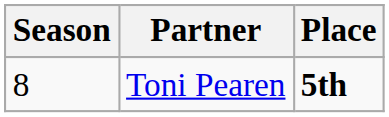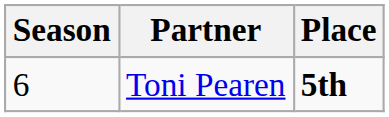(21, 83) 8 -> (21, 83) 6
